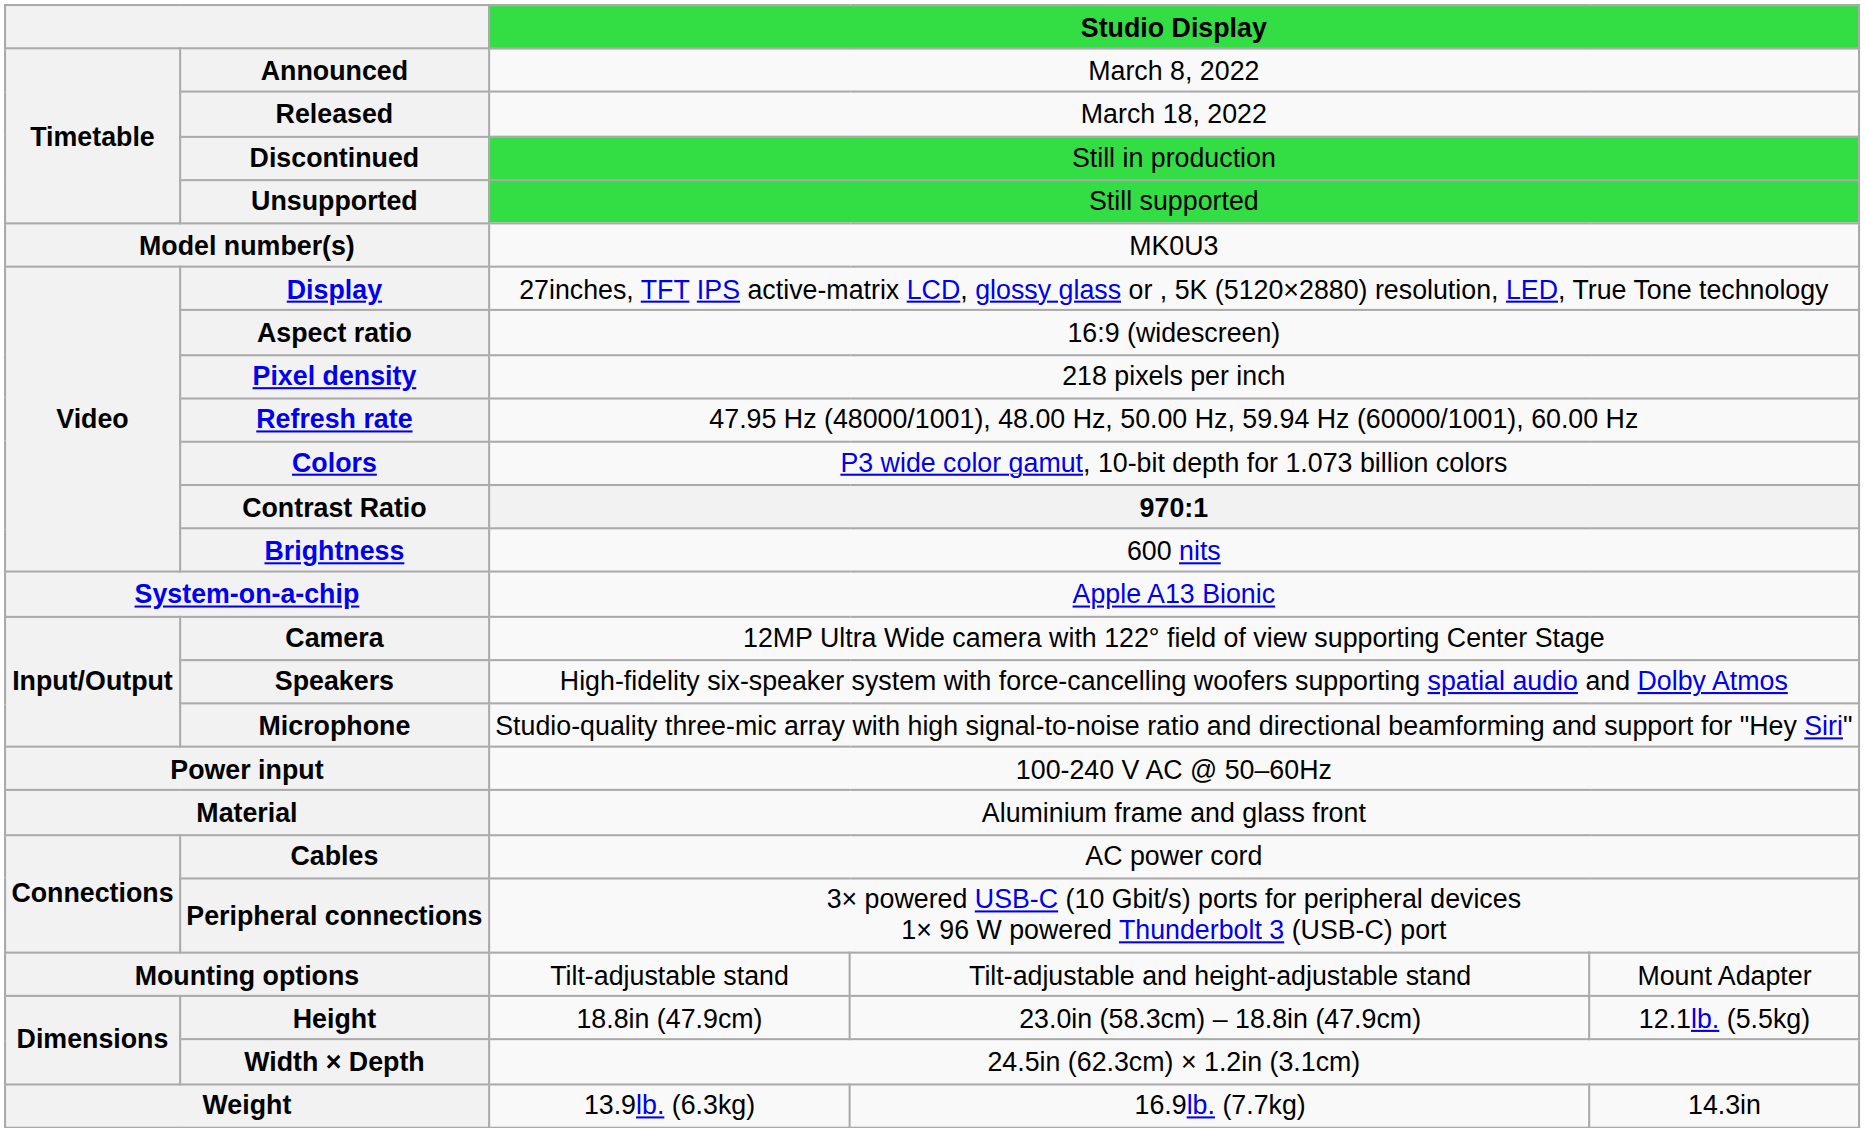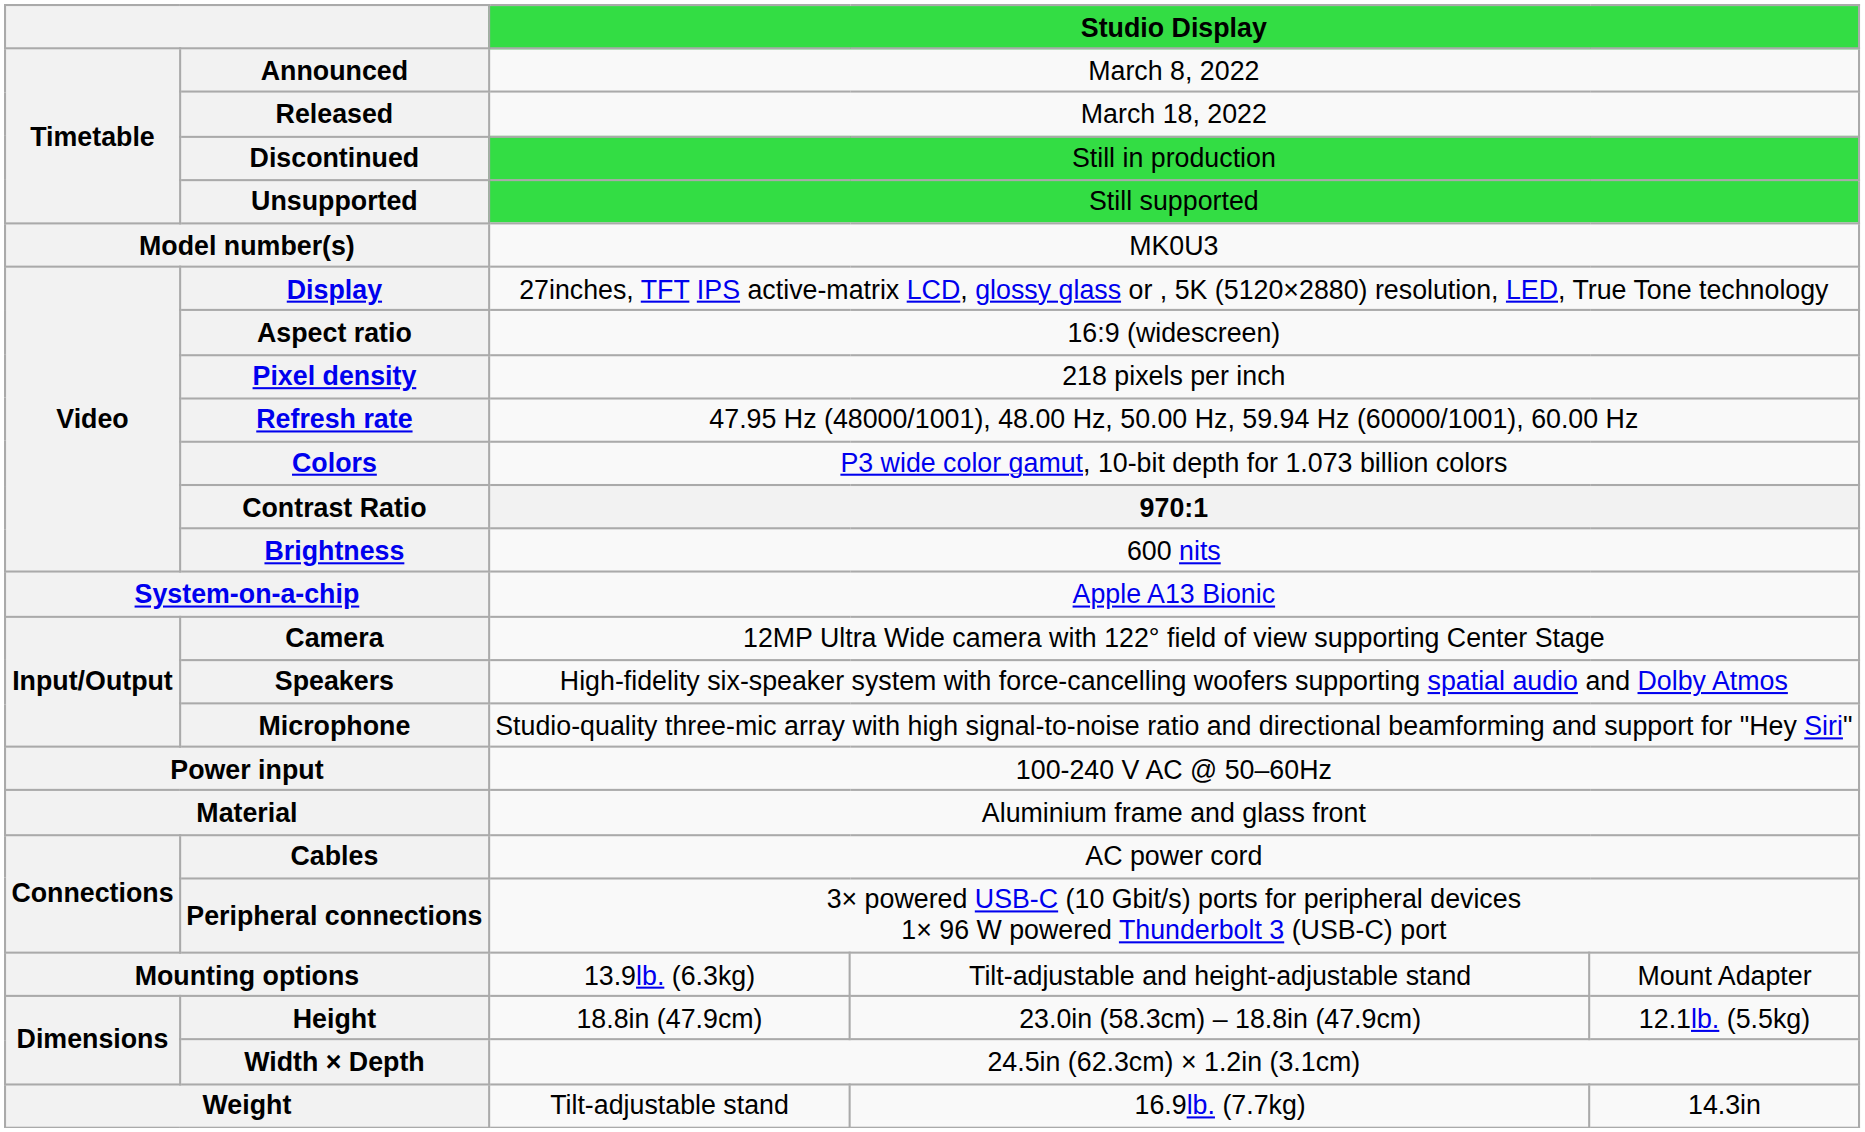(669, 974) Tilt-adjustable stand -> (670, 974) 13.9lb. (6.3kg)
(670, 1105) 13.9lb. (6.3kg) -> (669, 1105) Tilt-adjustable stand
